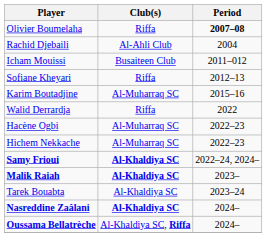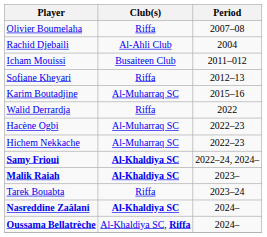(227, 29) bold -> (227, 29) normal
(145, 192) Al-Khaldiya SC -> (145, 192) Riffa
